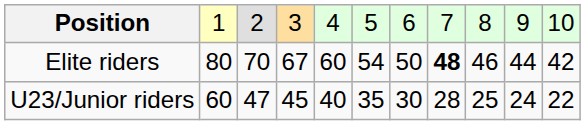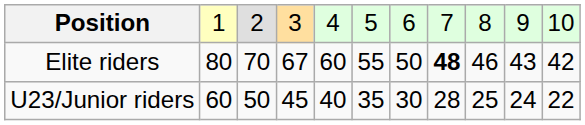(371, 61) 54 -> (371, 61) 55
(523, 61) 44 -> (523, 61) 43
(257, 100) 47 -> (257, 100) 50
